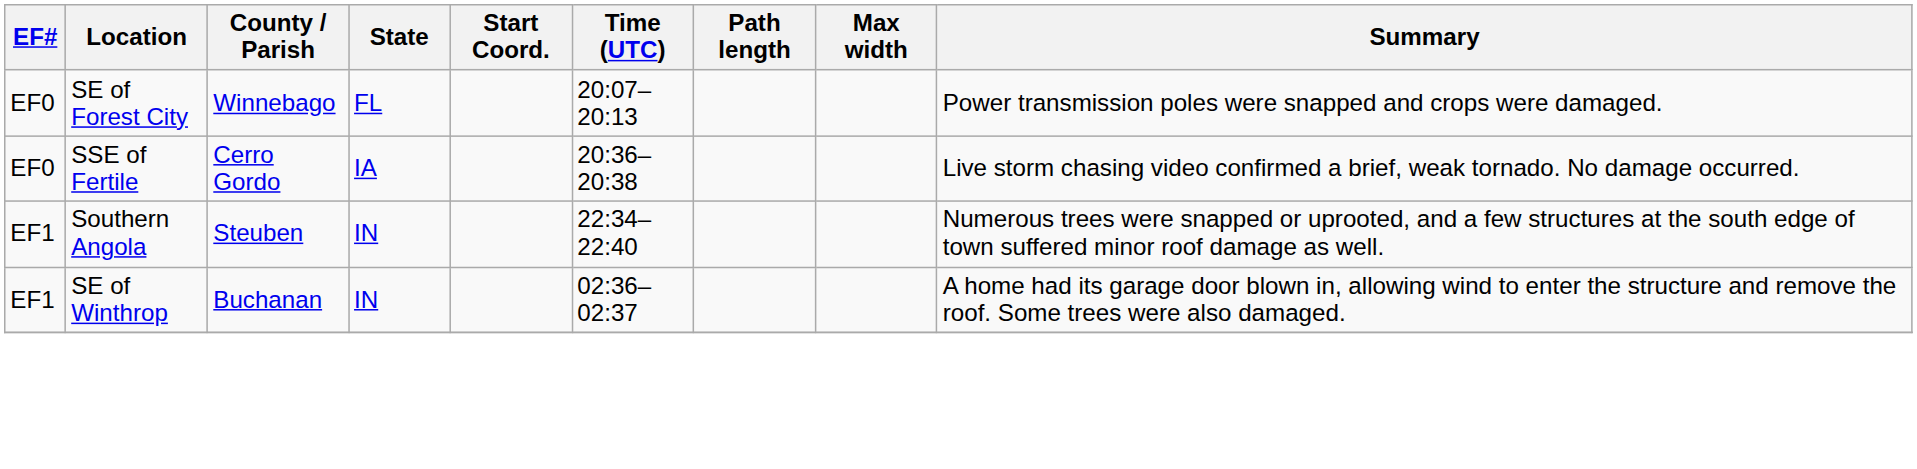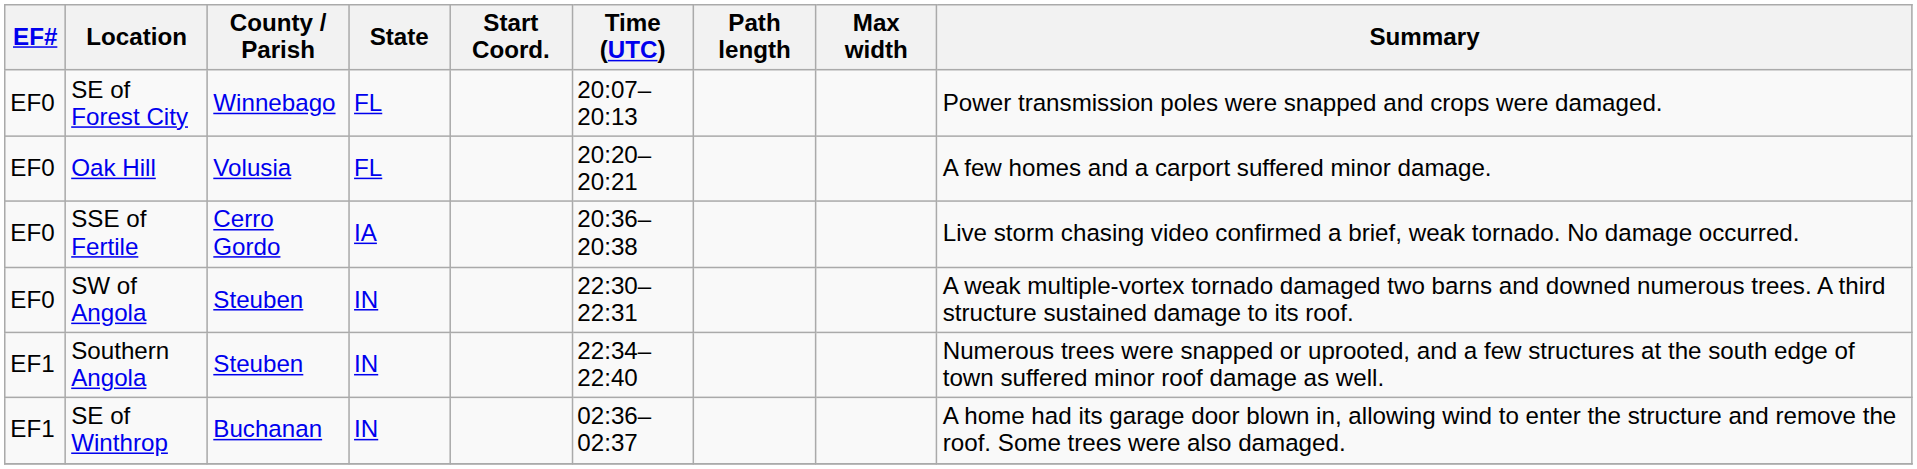+ row: (113, 168)
+ row: (109, 299)
